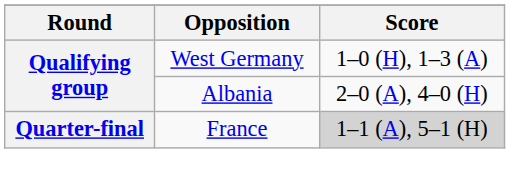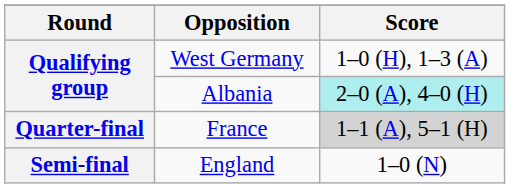(412, 93) no background -> (412, 93) paleturquoise background
+ row: (237, 164)
